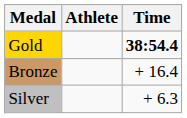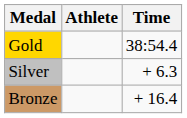(152, 44) bold -> (151, 44) normal
rows swapped: (29, 98) <-> (33, 71)
